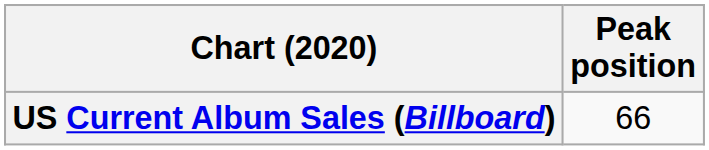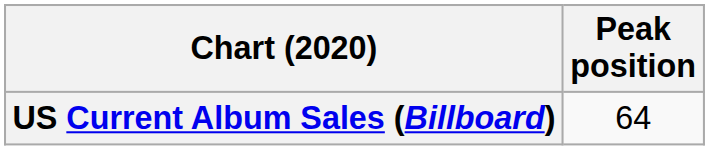(633, 117) 66 -> (633, 117) 64
